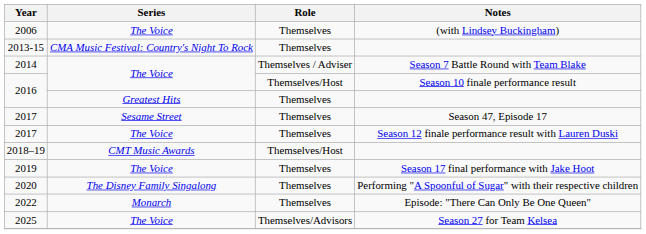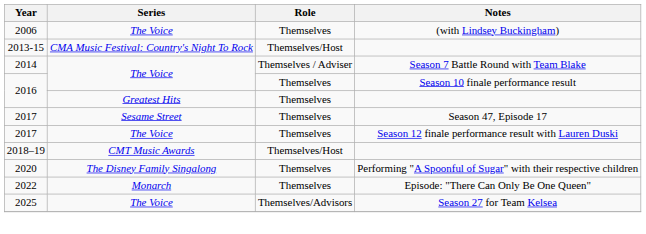(305, 47) Themselves -> (305, 47) Themselves/Host
(305, 82) Themselves/Host -> (305, 82) Themselves
- row: (26, 168)
